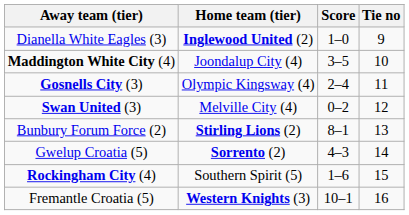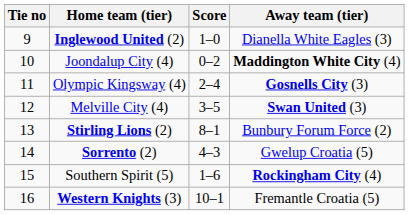columns swapped: (381, 15) <-> (91, 15)
(338, 61) 3–5 -> (209, 61) 0–2
(338, 107) 0–2 -> (209, 107) 3–5
